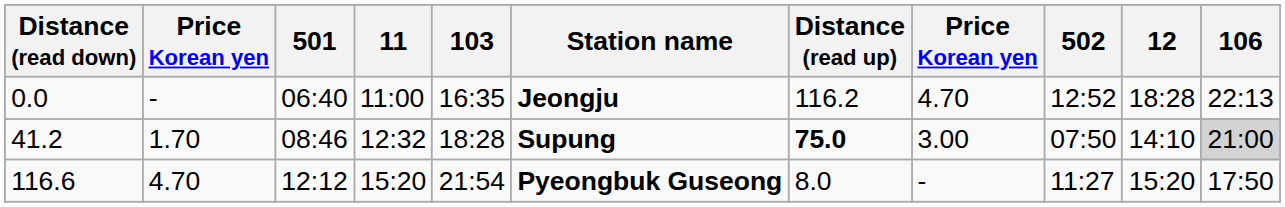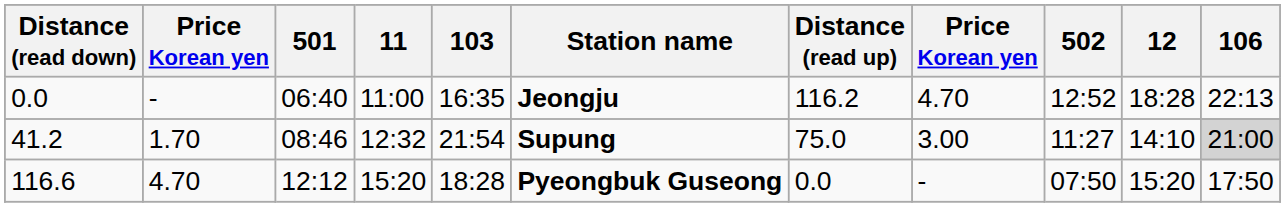(472, 139) 18:28 -> (472, 139) 21:54
(820, 139) bold -> (820, 139) normal
(1083, 139) 07:50 -> (1082, 139) 11:27
(472, 181) 21:54 -> (472, 181) 18:28
(813, 181) 8.0 -> (813, 181) 0.0
(1082, 181) 11:27 -> (1083, 181) 07:50
